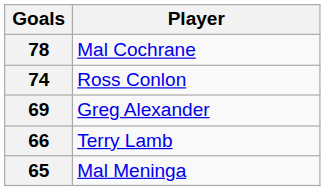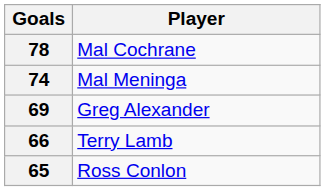(132, 79) Ross Conlon -> (132, 79) Mal Meninga
(132, 170) Mal Meninga -> (132, 170) Ross Conlon
